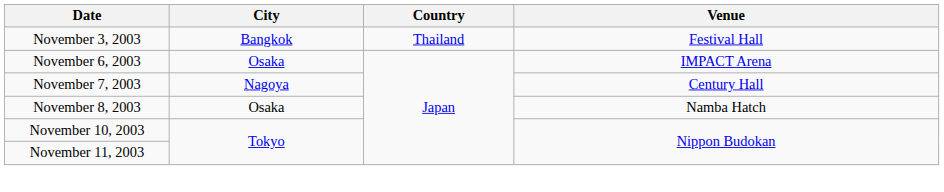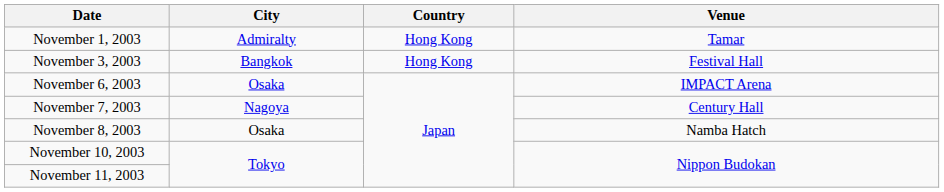+ row: (87, 38)
(439, 38) Thailand -> (439, 61) Hong Kong
